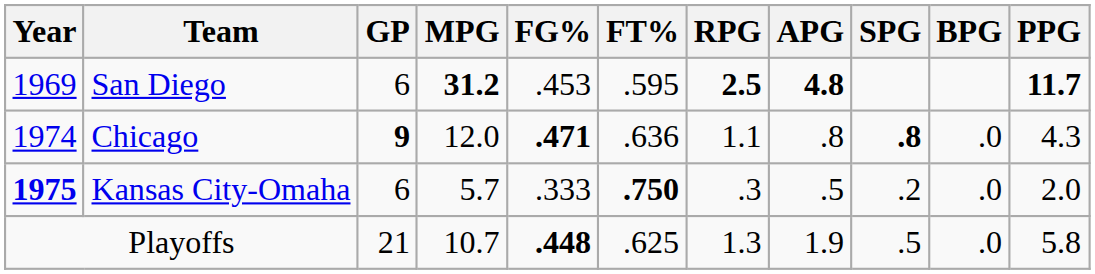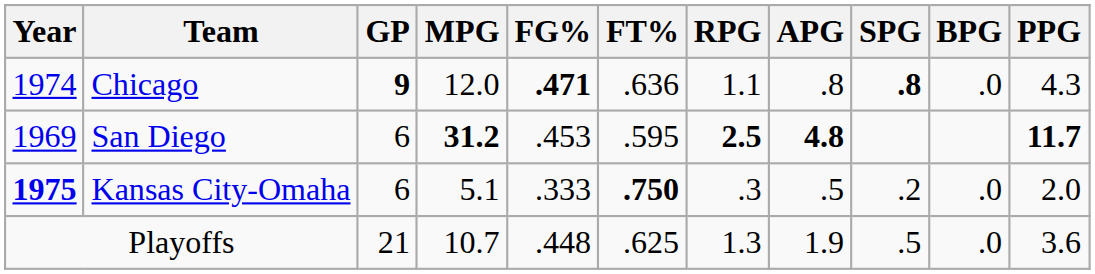rows swapped: (159, 84) <-> (145, 136)
(480, 189) 5.7 -> (480, 189) 5.1
(563, 242) bold -> (563, 242) normal
(1061, 242) 5.8 -> (1061, 242) 3.6
